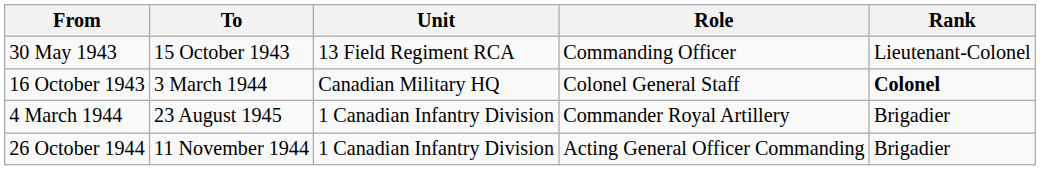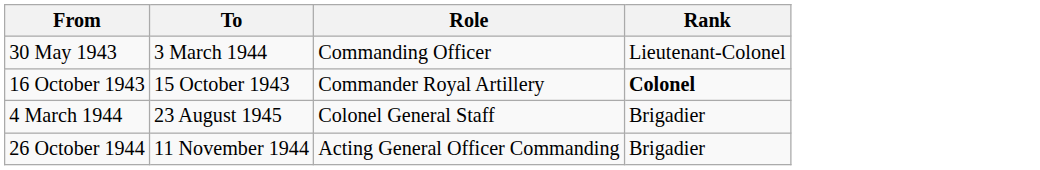- column: (436, 20)
(222, 52) 15 October 1943 -> (211, 52) 3 March 1944
(211, 84) 3 March 1944 -> (222, 84) 15 October 1943
(652, 84) Colonel General Staff -> (431, 84) Commander Royal Artillery
(676, 116) Commander Royal Artillery -> (407, 116) Colonel General Staff
